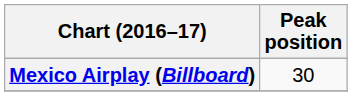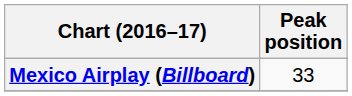(303, 74) 30 -> (303, 74) 33
